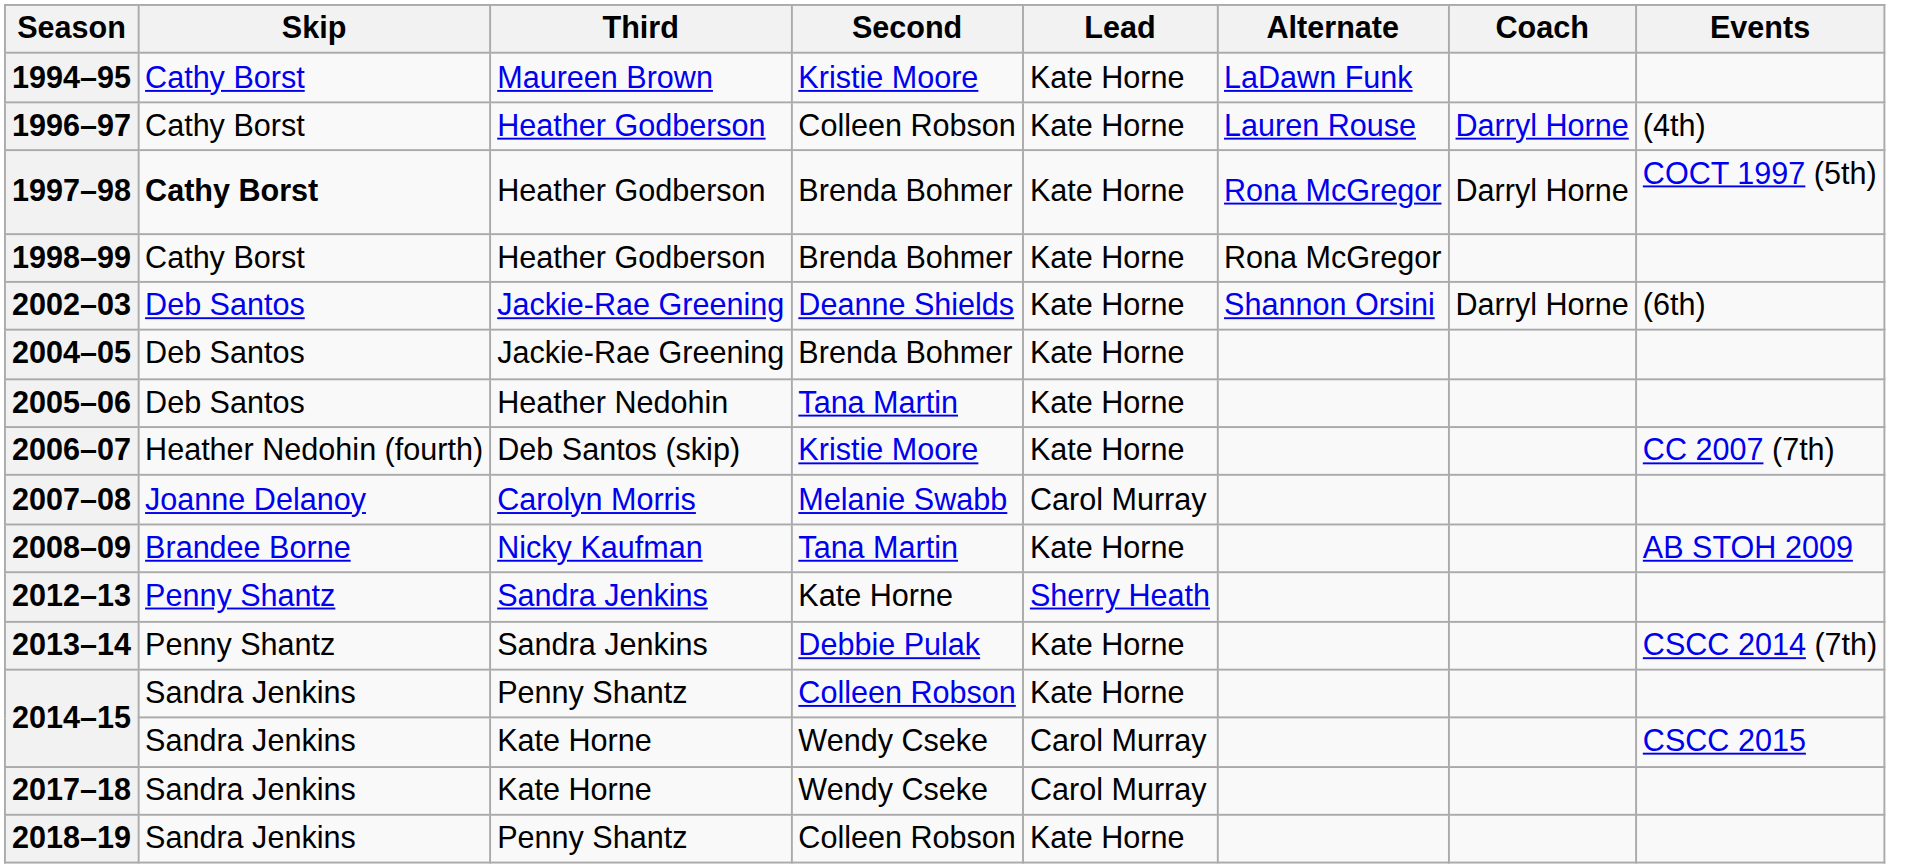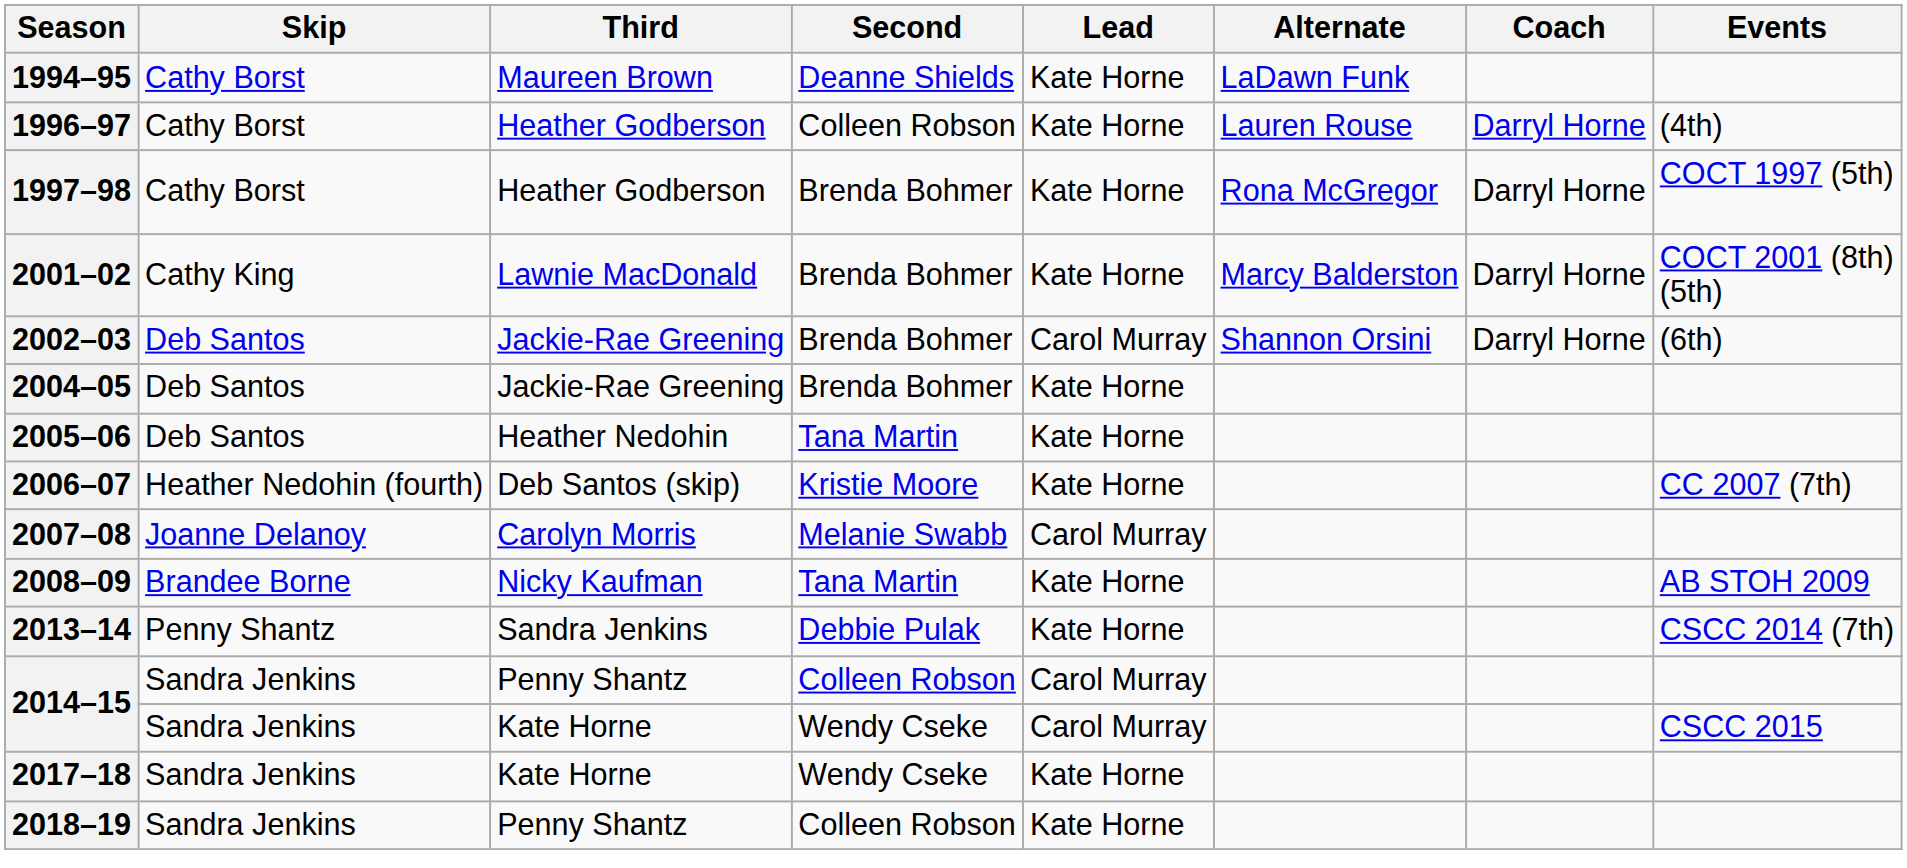(888, 77) Kristie Moore -> (906, 77) Deanne Shields
(232, 191) bold -> (225, 191) normal
- row: (71, 256)
+ row: (71, 274)
(906, 305) Deanne Shields -> (905, 339) Brenda Bohmer
(1107, 305) Kate Horne -> (1118, 339) Carol Murray
- row: (71, 596)
(1107, 693) Kate Horne -> (1118, 679) Carol Murray
(1118, 790) Carol Murray -> (1107, 776) Kate Horne
